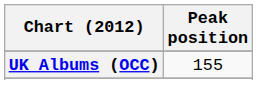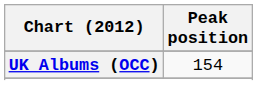(208, 65) 155 -> (208, 65) 154
